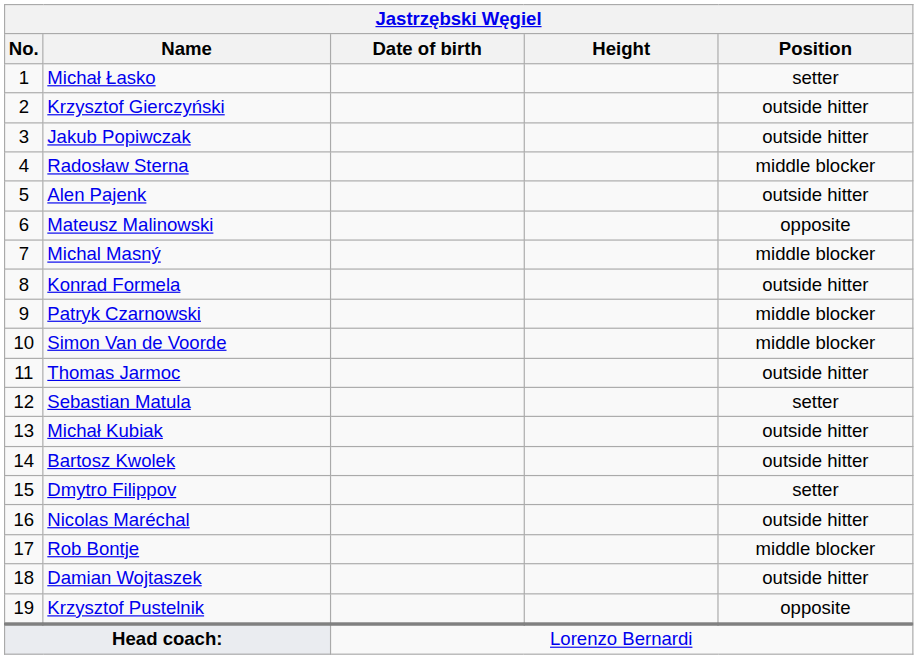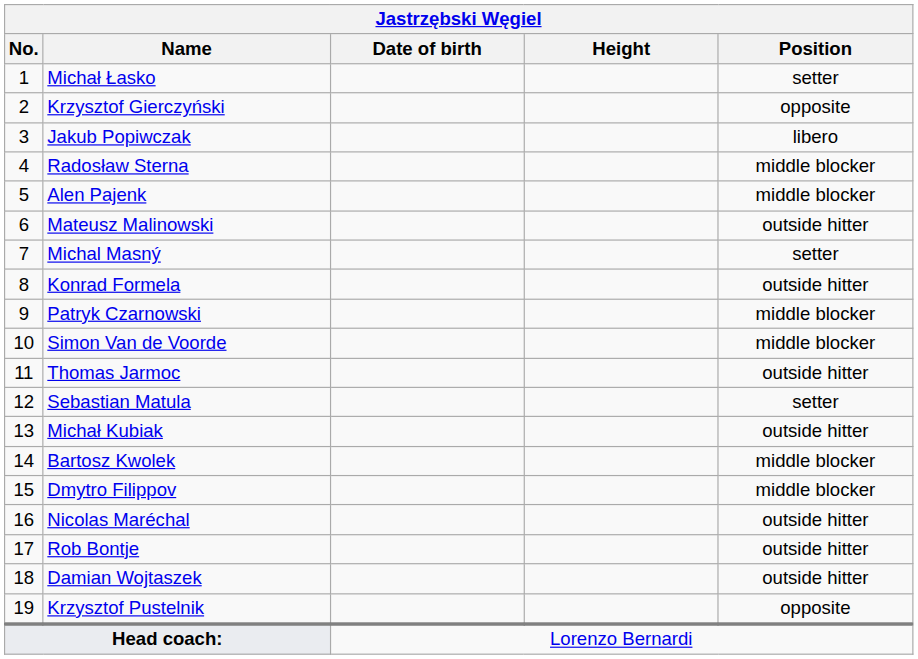(815, 107) outside hitter -> (815, 107) opposite
(815, 136) outside hitter -> (815, 136) libero
(815, 195) outside hitter -> (815, 195) middle blocker
(815, 225) opposite -> (815, 225) outside hitter
(815, 254) middle blocker -> (815, 254) setter
(815, 460) outside hitter -> (815, 460) middle blocker
(815, 490) setter -> (815, 490) middle blocker
(815, 549) middle blocker -> (815, 549) outside hitter
